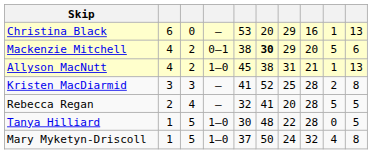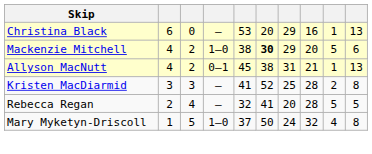(218, 49) 0–1 -> (218, 49) 1–0
(218, 67) 1–0 -> (218, 67) 0–1
- row: (54, 121)
